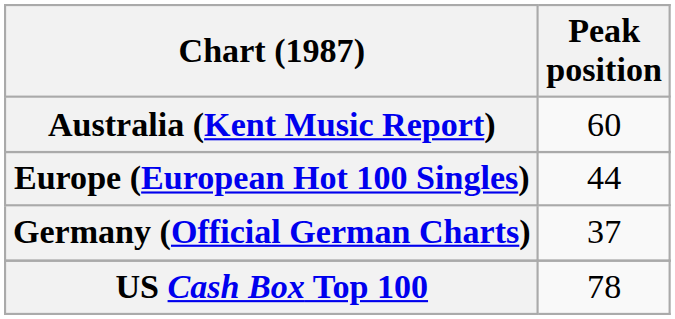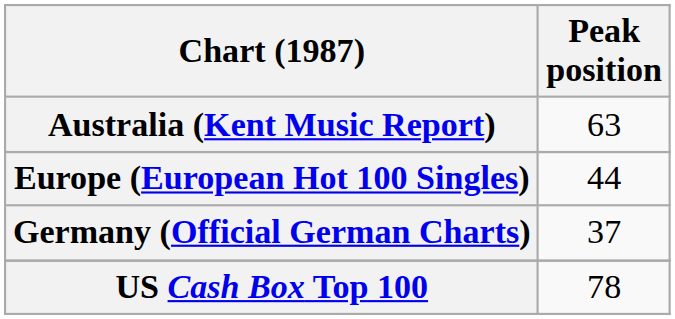(604, 123) 60 -> (604, 123) 63
